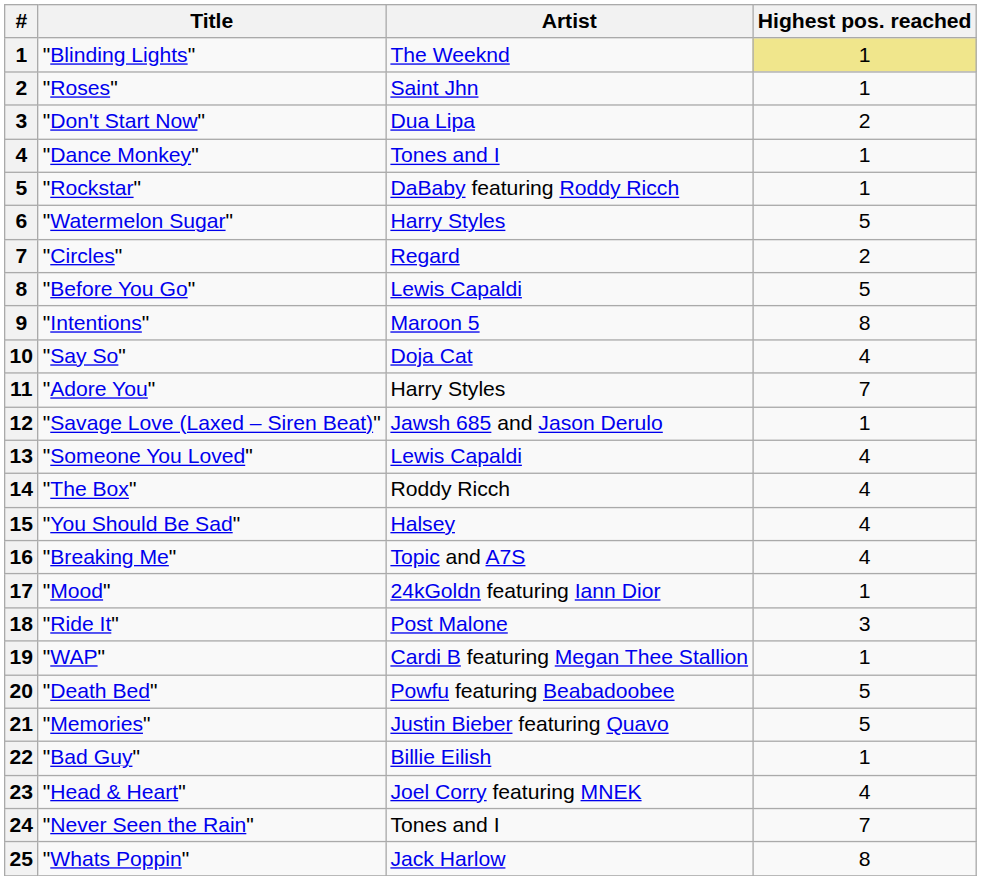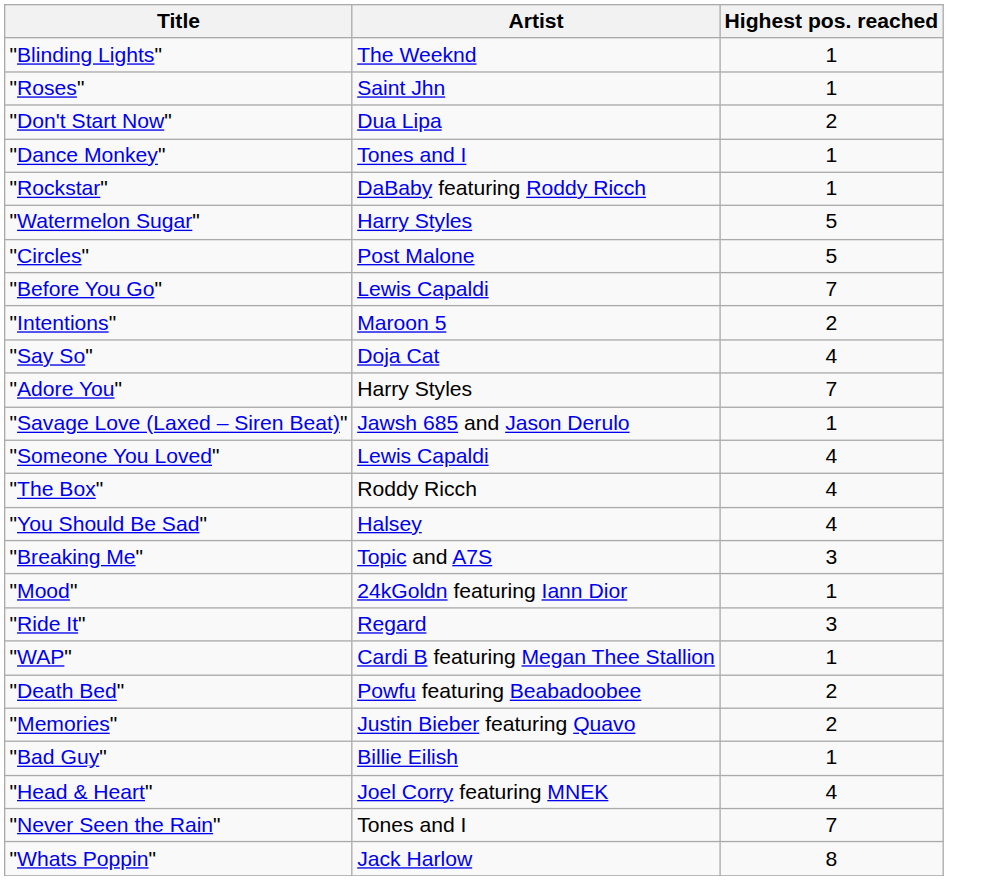- column: (21, 21)
(865, 54) khaki background -> (831, 54) no background
(425, 255) Regard -> (416, 255) Post Malone
(865, 255) 2 -> (831, 255) 5
(865, 289) 5 -> (831, 289) 7
(865, 322) 8 -> (831, 322) 2
(865, 557) 4 -> (831, 557) 3
(449, 624) Post Malone -> (392, 624) Regard
(865, 691) 5 -> (831, 691) 2
(865, 724) 5 -> (831, 724) 2
